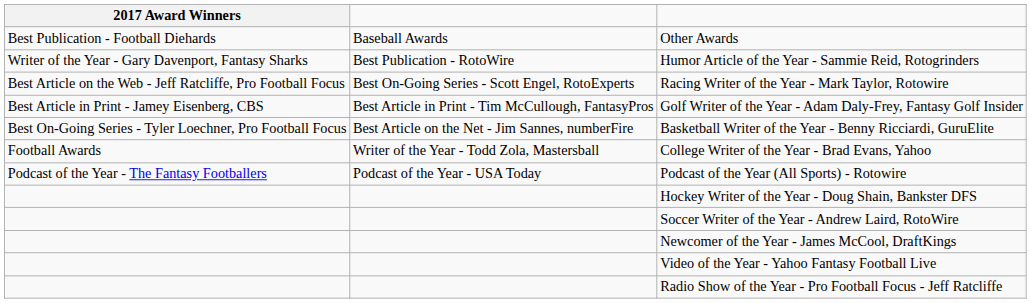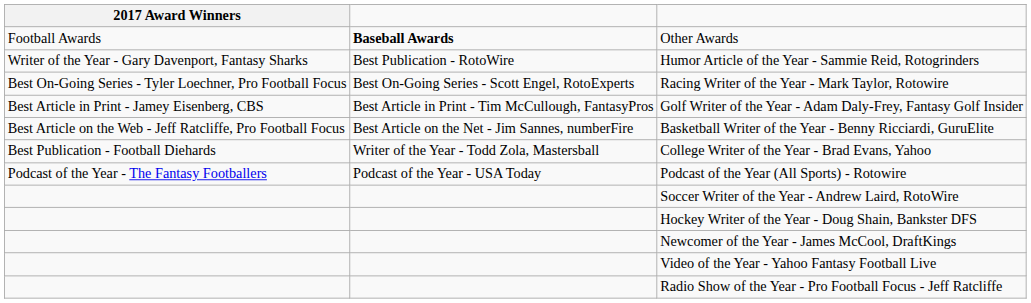(112, 38) Best Publication - Football Diehards -> (54, 38) Football Awards
(400, 38) normal -> (403, 38) bold
(176, 83) Best Article on the Web - Jeff Ratcliffe, Pro Football Focus -> (177, 83) Best On-Going Series - Tyler Loechner, Pro Football Focus
(177, 128) Best On-Going Series - Tyler Loechner, Pro Football Focus -> (176, 128) Best Article on the Web - Jeff Ratcliffe, Pro Football Focus
(54, 151) Football Awards -> (112, 151) Best Publication - Football Diehards
rows swapped: (819, 196) <-> (809, 219)
